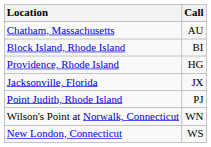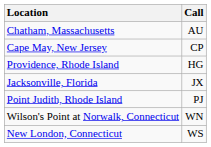- row: (66, 47)
+ row: (57, 47)
